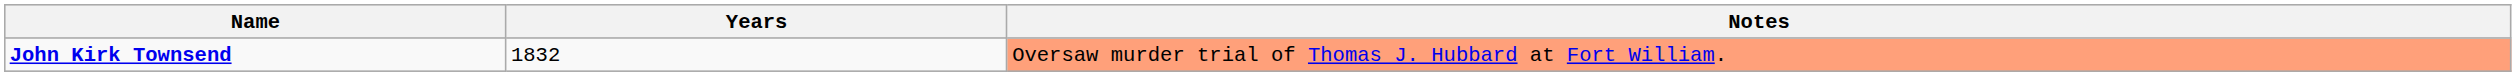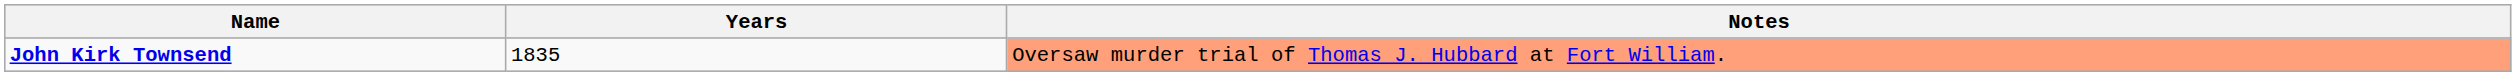(536, 55) 1832 -> (536, 55) 1835
